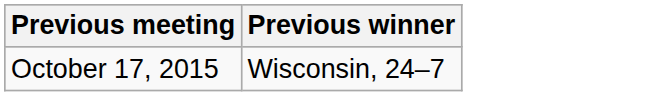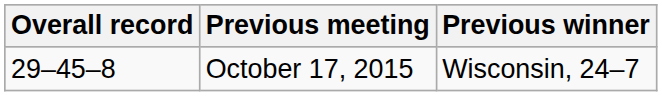+ column: (102, 25)
